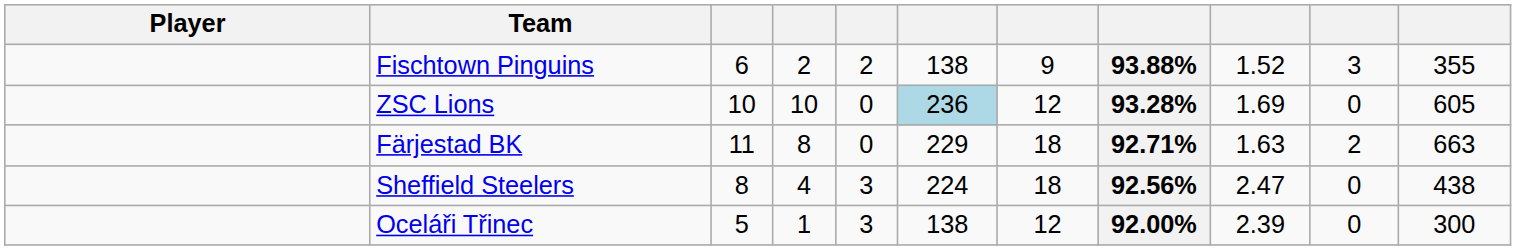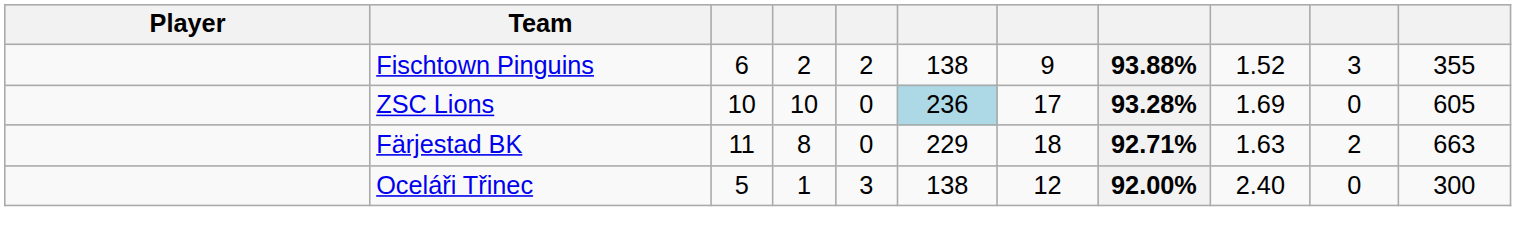(1047, 104) 12 -> (1047, 104) 17
- row: (475, 184)
(1260, 225) 2.39 -> (1260, 184) 2.40
